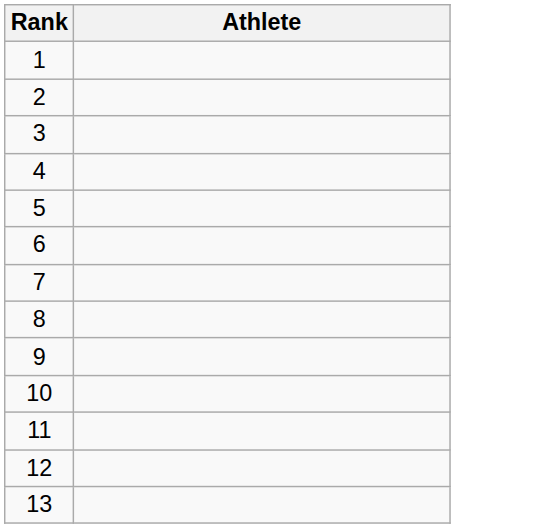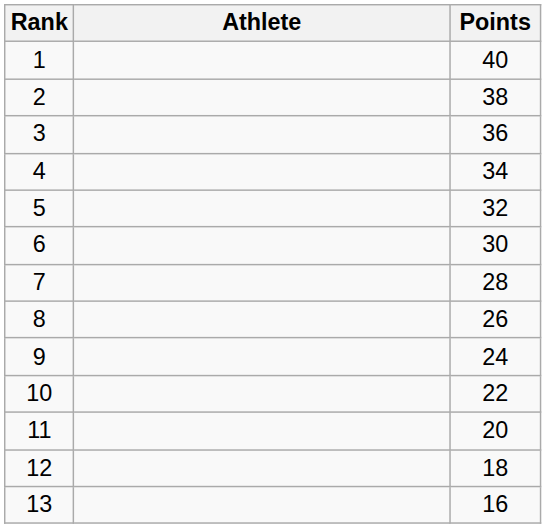+ column: (495, 23)
